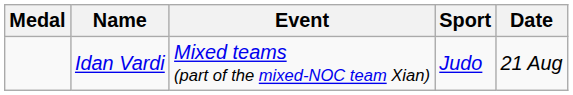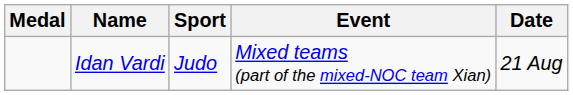columns swapped: (465, 21) <-> (302, 21)
